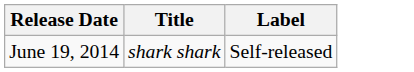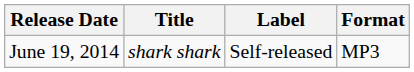+ column: (373, 20)
